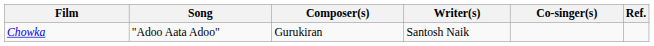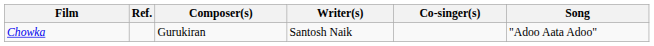columns swapped: (200, 13) <-> (636, 13)
